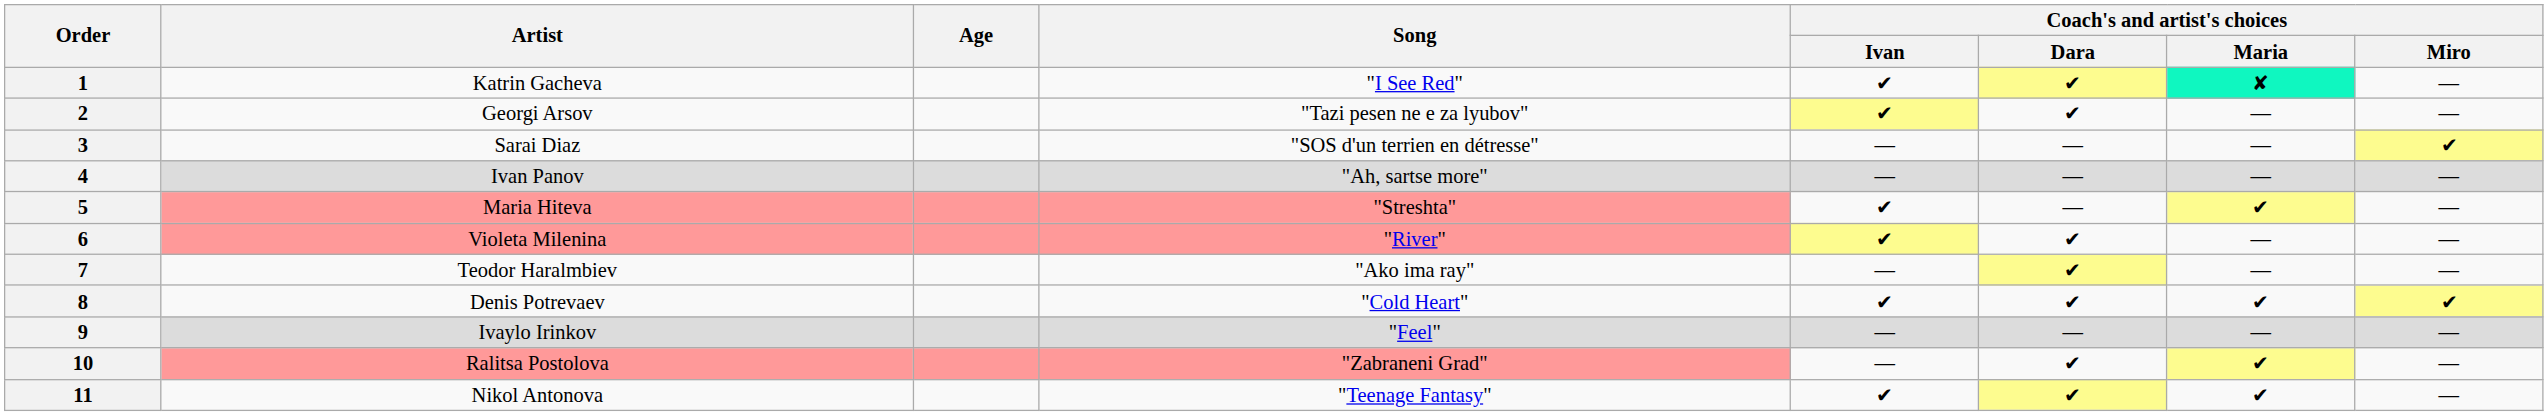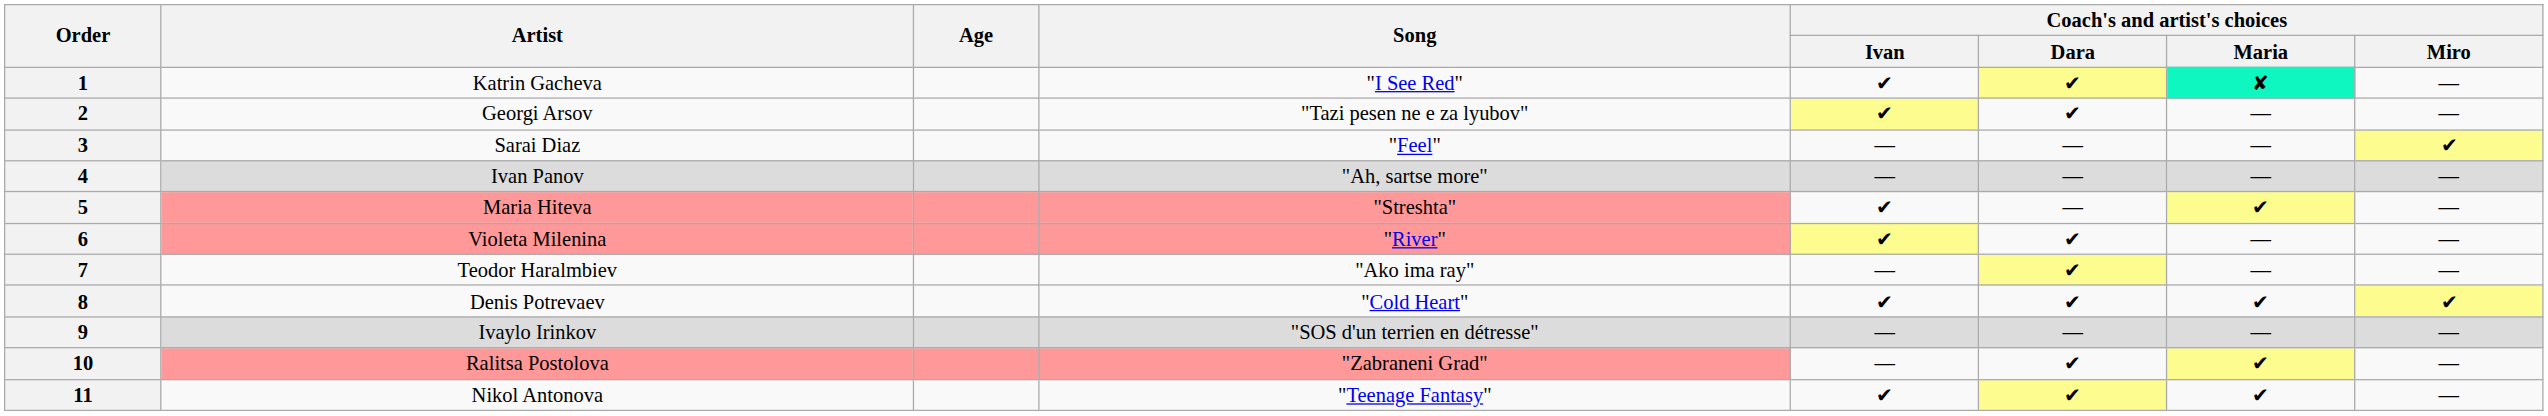(1415, 145) "SOS d'un terrien en détresse" -> (1415, 145) "Feel"
(1415, 332) "Feel" -> (1415, 332) "SOS d'un terrien en détresse"
